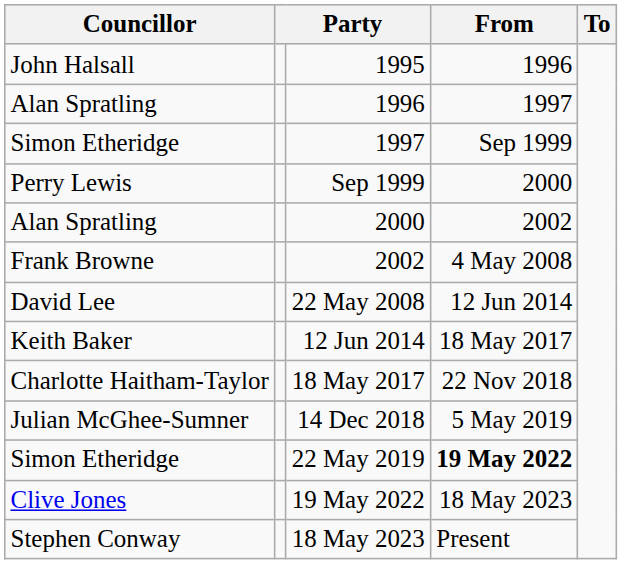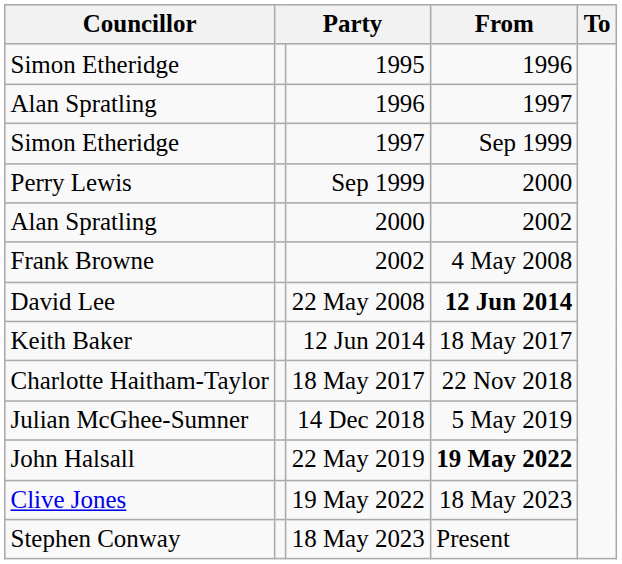(73, 63) John Halsall -> (95, 63) Simon Etheridge
(511, 301) normal -> (508, 301) bold
(95, 459) Simon Etheridge -> (73, 459) John Halsall
